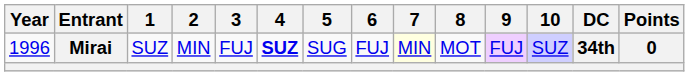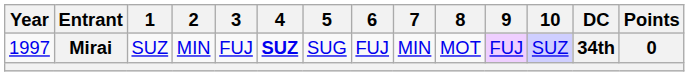(29, 48) 1996 -> (29, 48) 1997
(415, 48) lightyellow background -> (415, 48) no background
